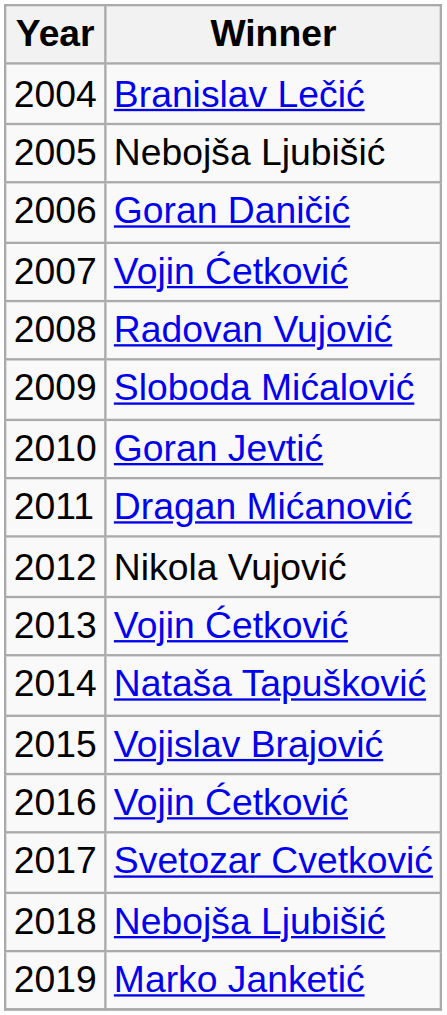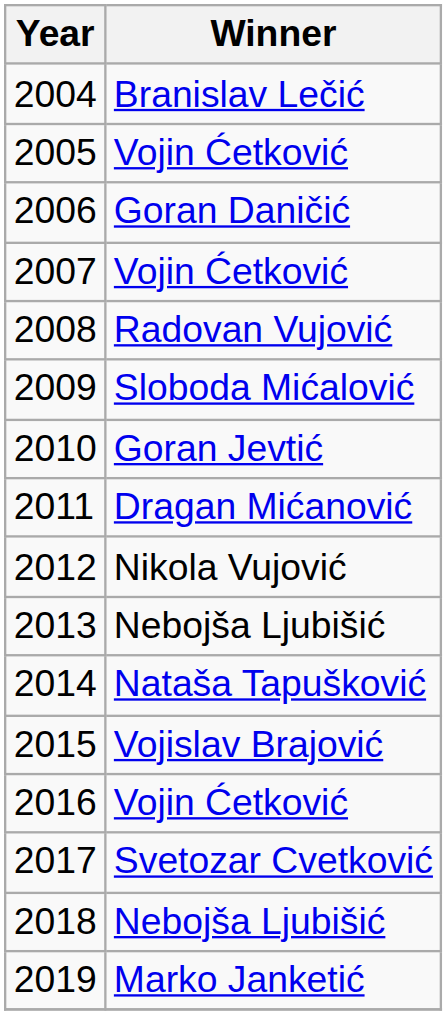(250, 152) Nebojša Ljubišić -> (231, 152) Vojin Ćetković
(231, 625) Vojin Ćetković -> (250, 625) Nebojša Ljubišić
